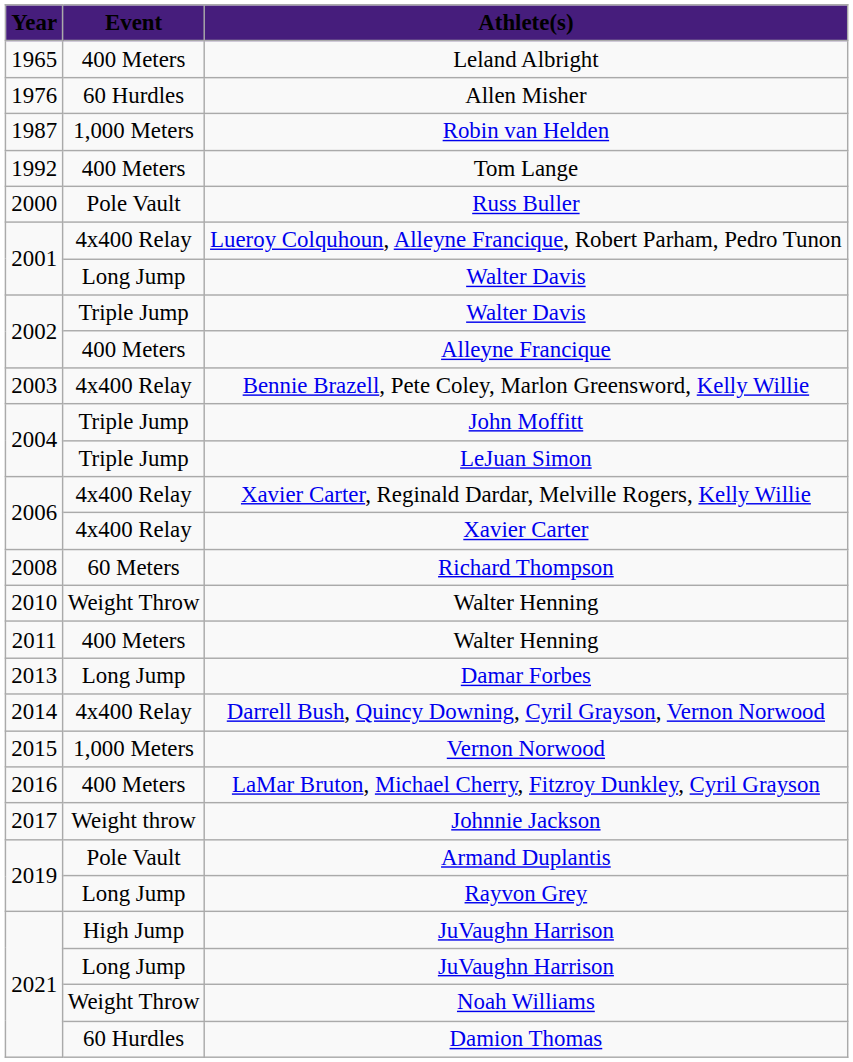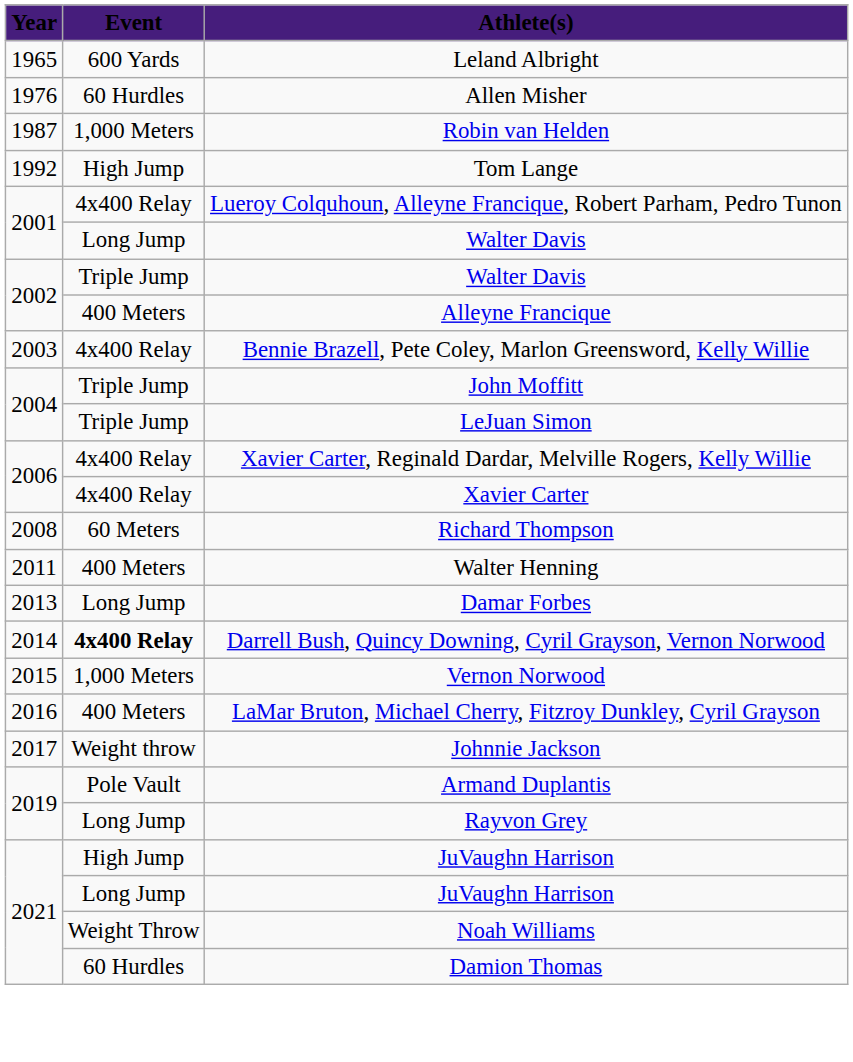(134, 58) 400 Meters -> (134, 58) 600 Yards
(134, 167) 400 Meters -> (134, 167) High Jump
- row: (34, 204)
- row: (34, 603)
(134, 712) normal -> (134, 639) bold
